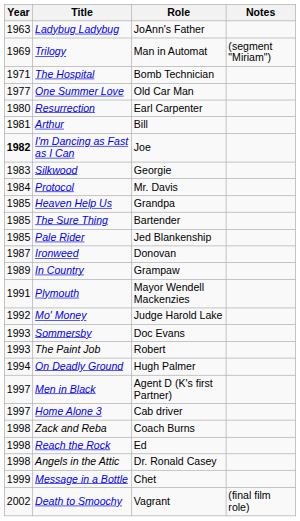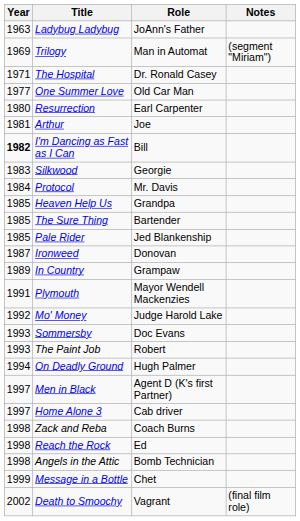(174, 74) Bomb Technician -> (175, 74) Dr. Ronald Casey
(141, 125) Bill -> (142, 125) Joe
(142, 147) Joe -> (141, 147) Bill
(175, 462) Dr. Ronald Casey -> (174, 462) Bomb Technician
